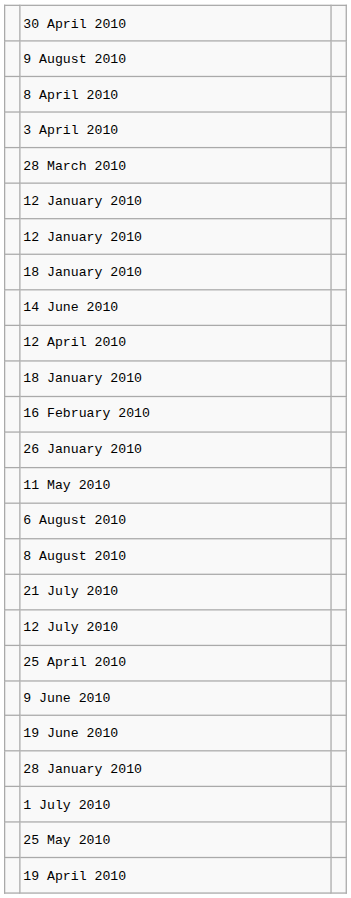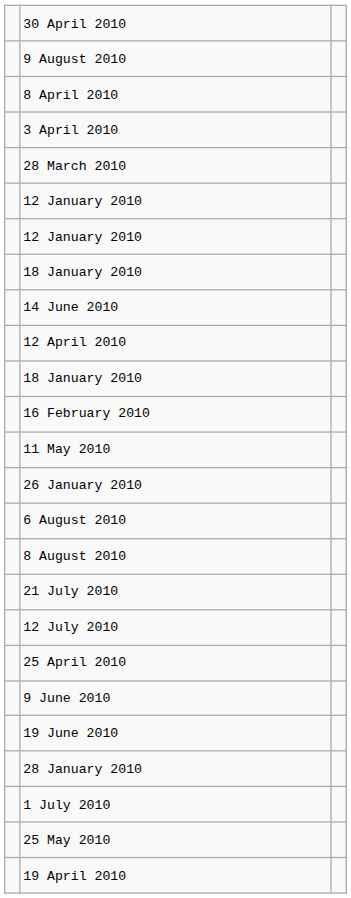rows swapped: (12, 450) <-> (12, 485)
